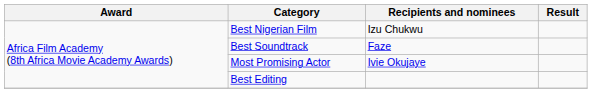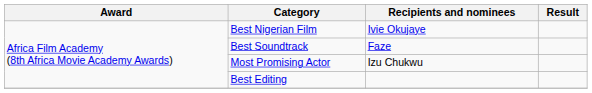(395, 29) Izu Chukwu -> (397, 29) Ivie Okujaye
(397, 63) Ivie Okujaye -> (395, 63) Izu Chukwu
